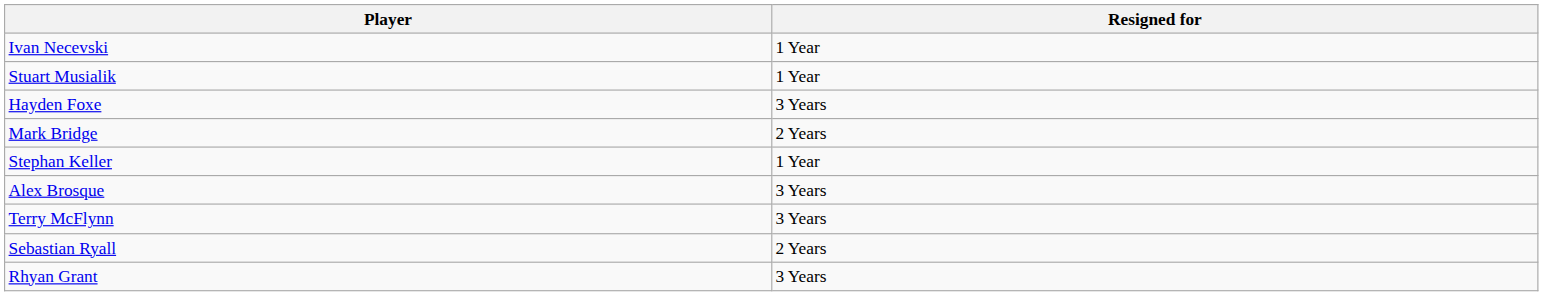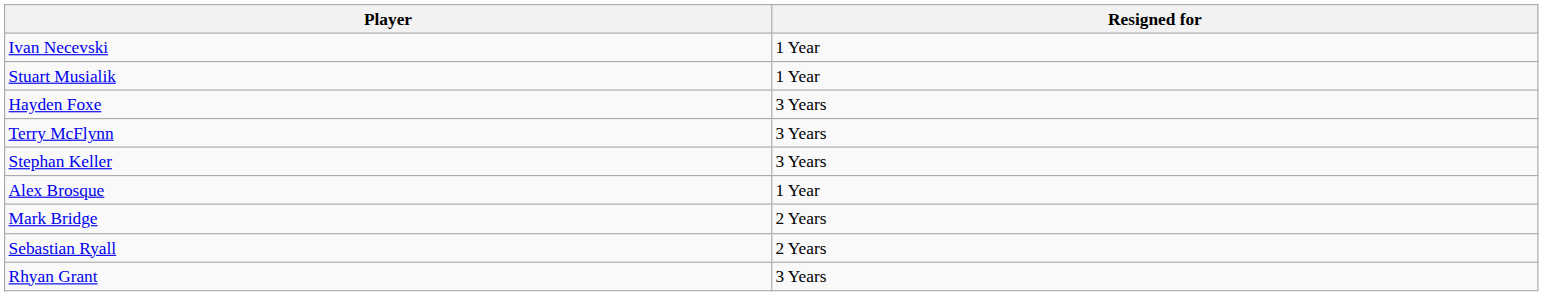rows swapped: (61, 218) <-> (53, 133)
(798, 161) 1 Year -> (801, 161) 3 Years
(801, 190) 3 Years -> (798, 190) 1 Year
